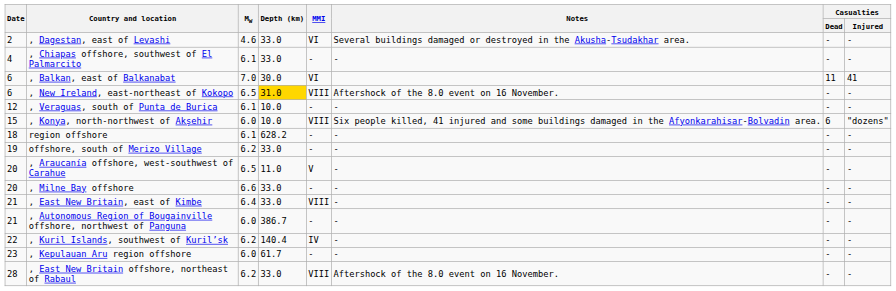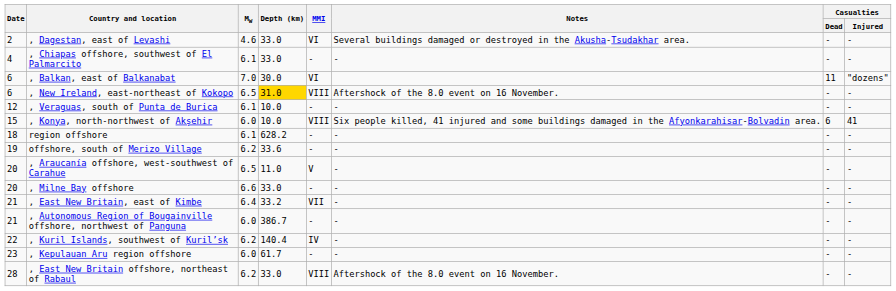(852, 78) 41 -> (868, 78) "dozens"
(868, 121) "dozens" -> (852, 121) 41
(271, 149) 33.0 -> (271, 149) 33.6
(271, 202) 33.0 -> (271, 202) 33.2
(319, 202) VIII -> (316, 202) VII
